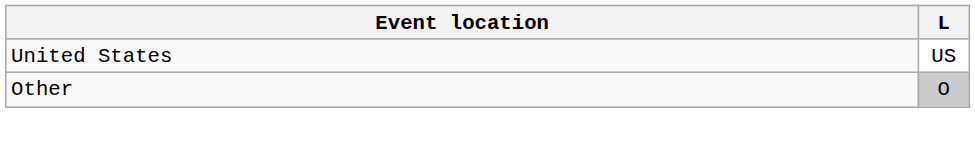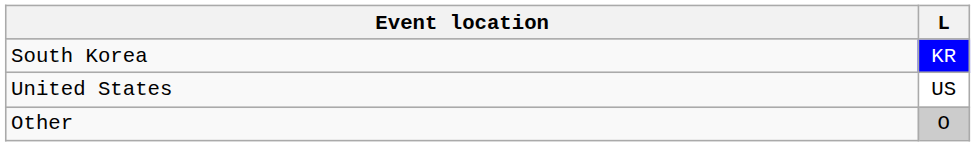+ row: (79, 56)
